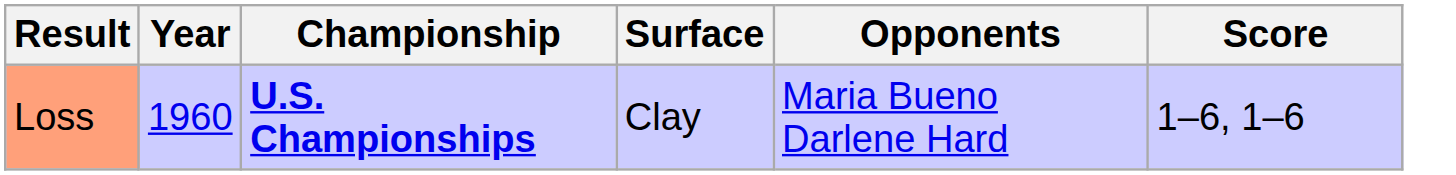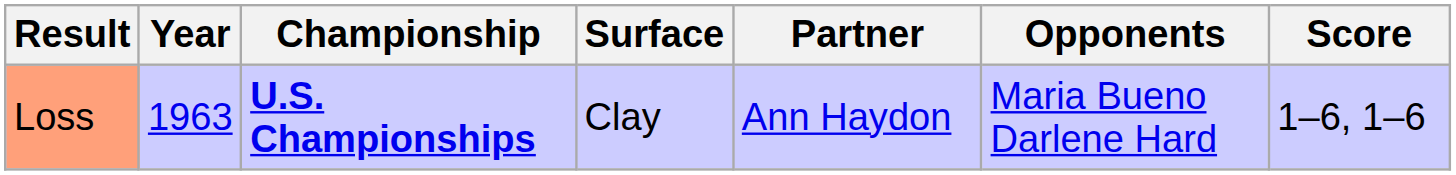+ column: (857, 34)
(190, 116) 1960 -> (190, 116) 1963
